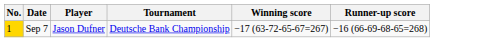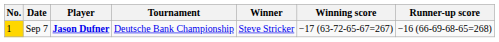+ column: (266, 12)
(79, 29) normal -> (81, 29) bold
